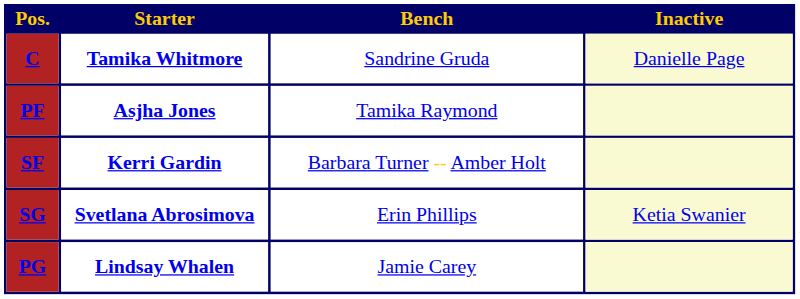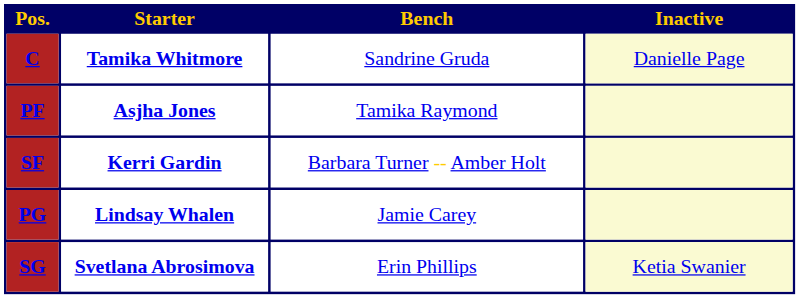rows swapped: (33, 214) <-> (33, 266)
